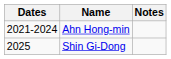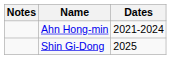columns swapped: (32, 12) <-> (149, 12)
